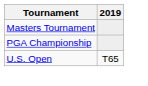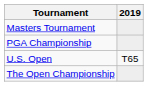+ row: (61, 74)
